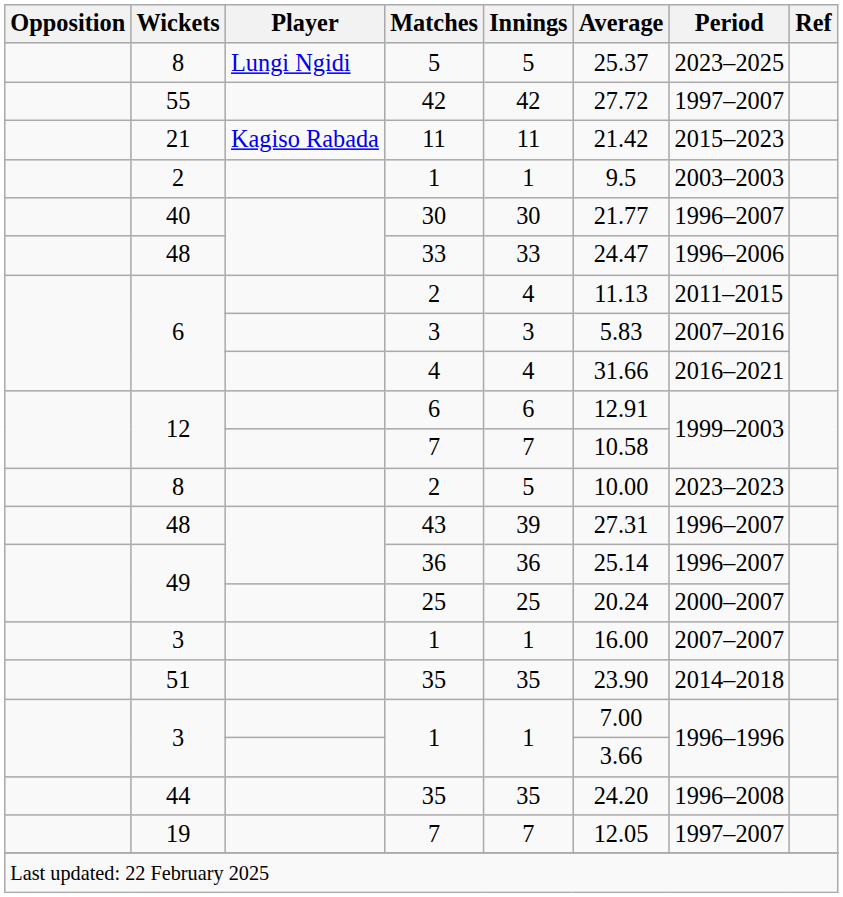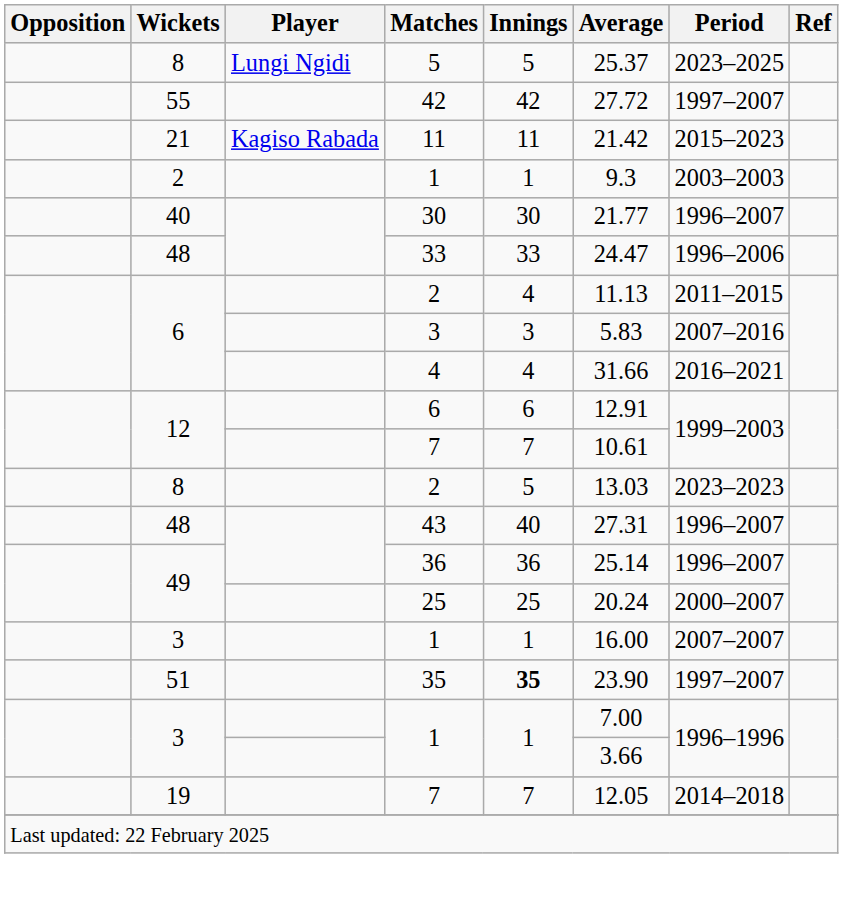(621, 178) 9.5 -> (621, 178) 9.3
(621, 448) 10.58 -> (621, 448) 10.61
(621, 486) 10.00 -> (621, 486) 13.03
(528, 525) 39 -> (528, 525) 40
(528, 679) normal -> (528, 679) bold
(729, 679) 2014–2018 -> (729, 679) 1997–2007
- row: (178, 795)
(729, 833) 1997–2007 -> (729, 795) 2014–2018
